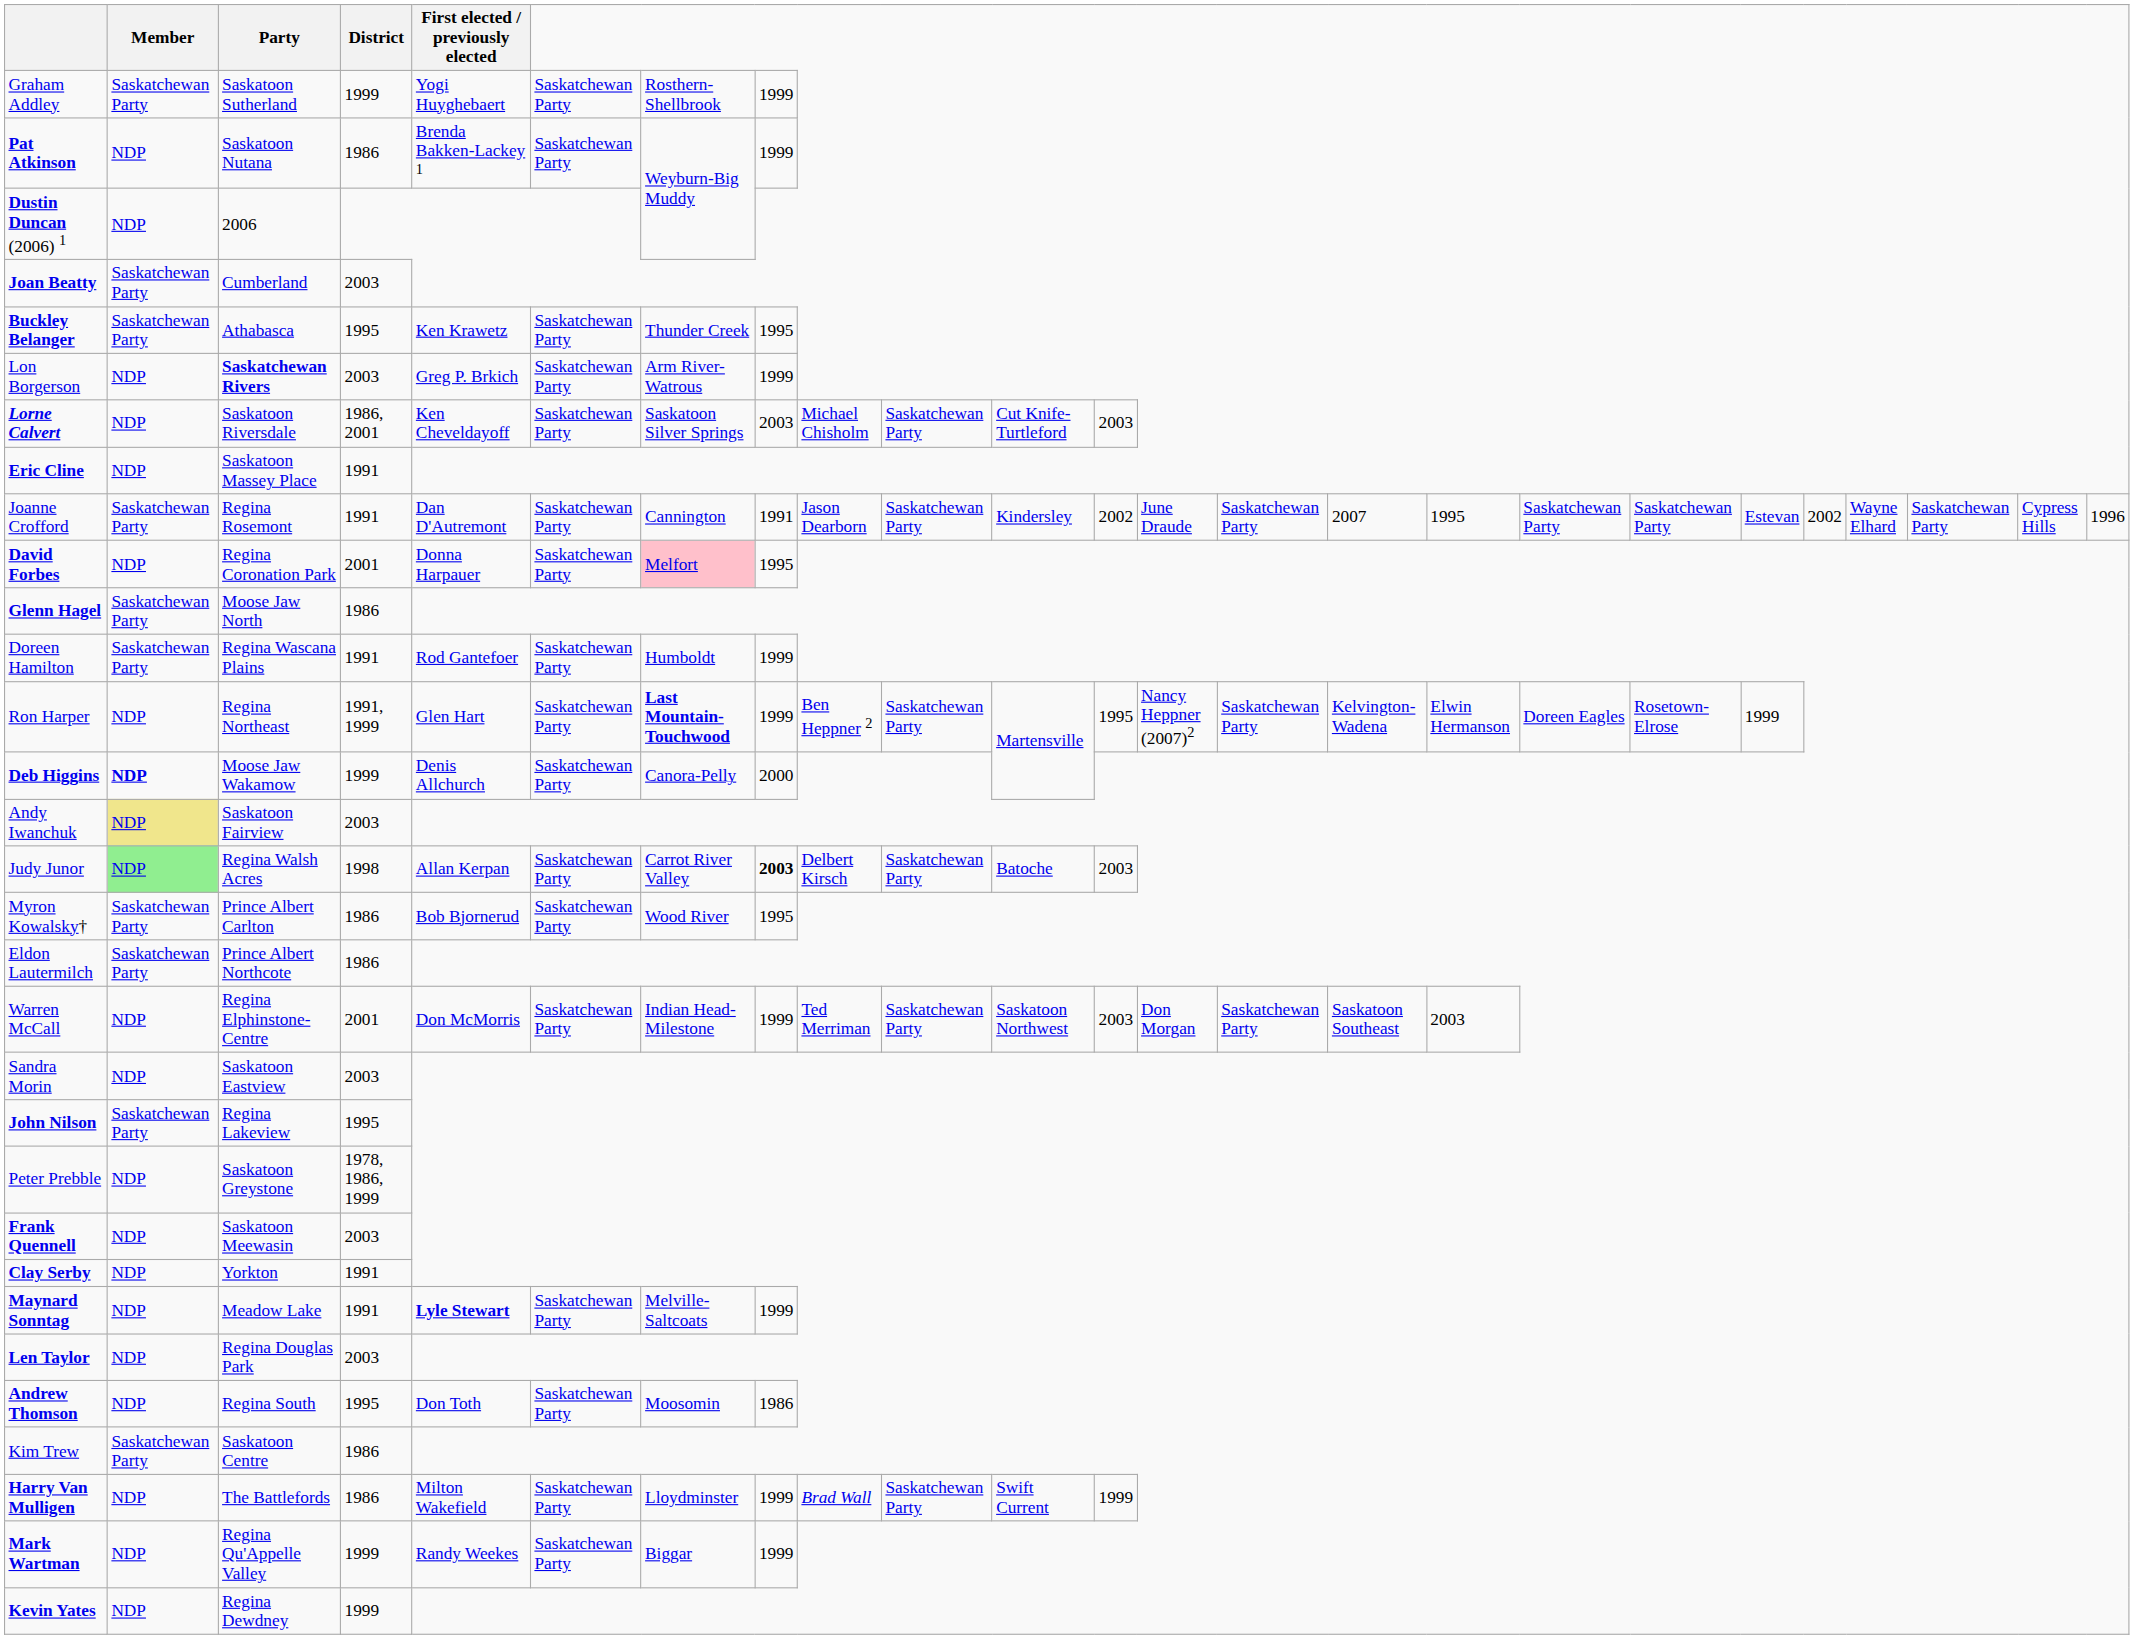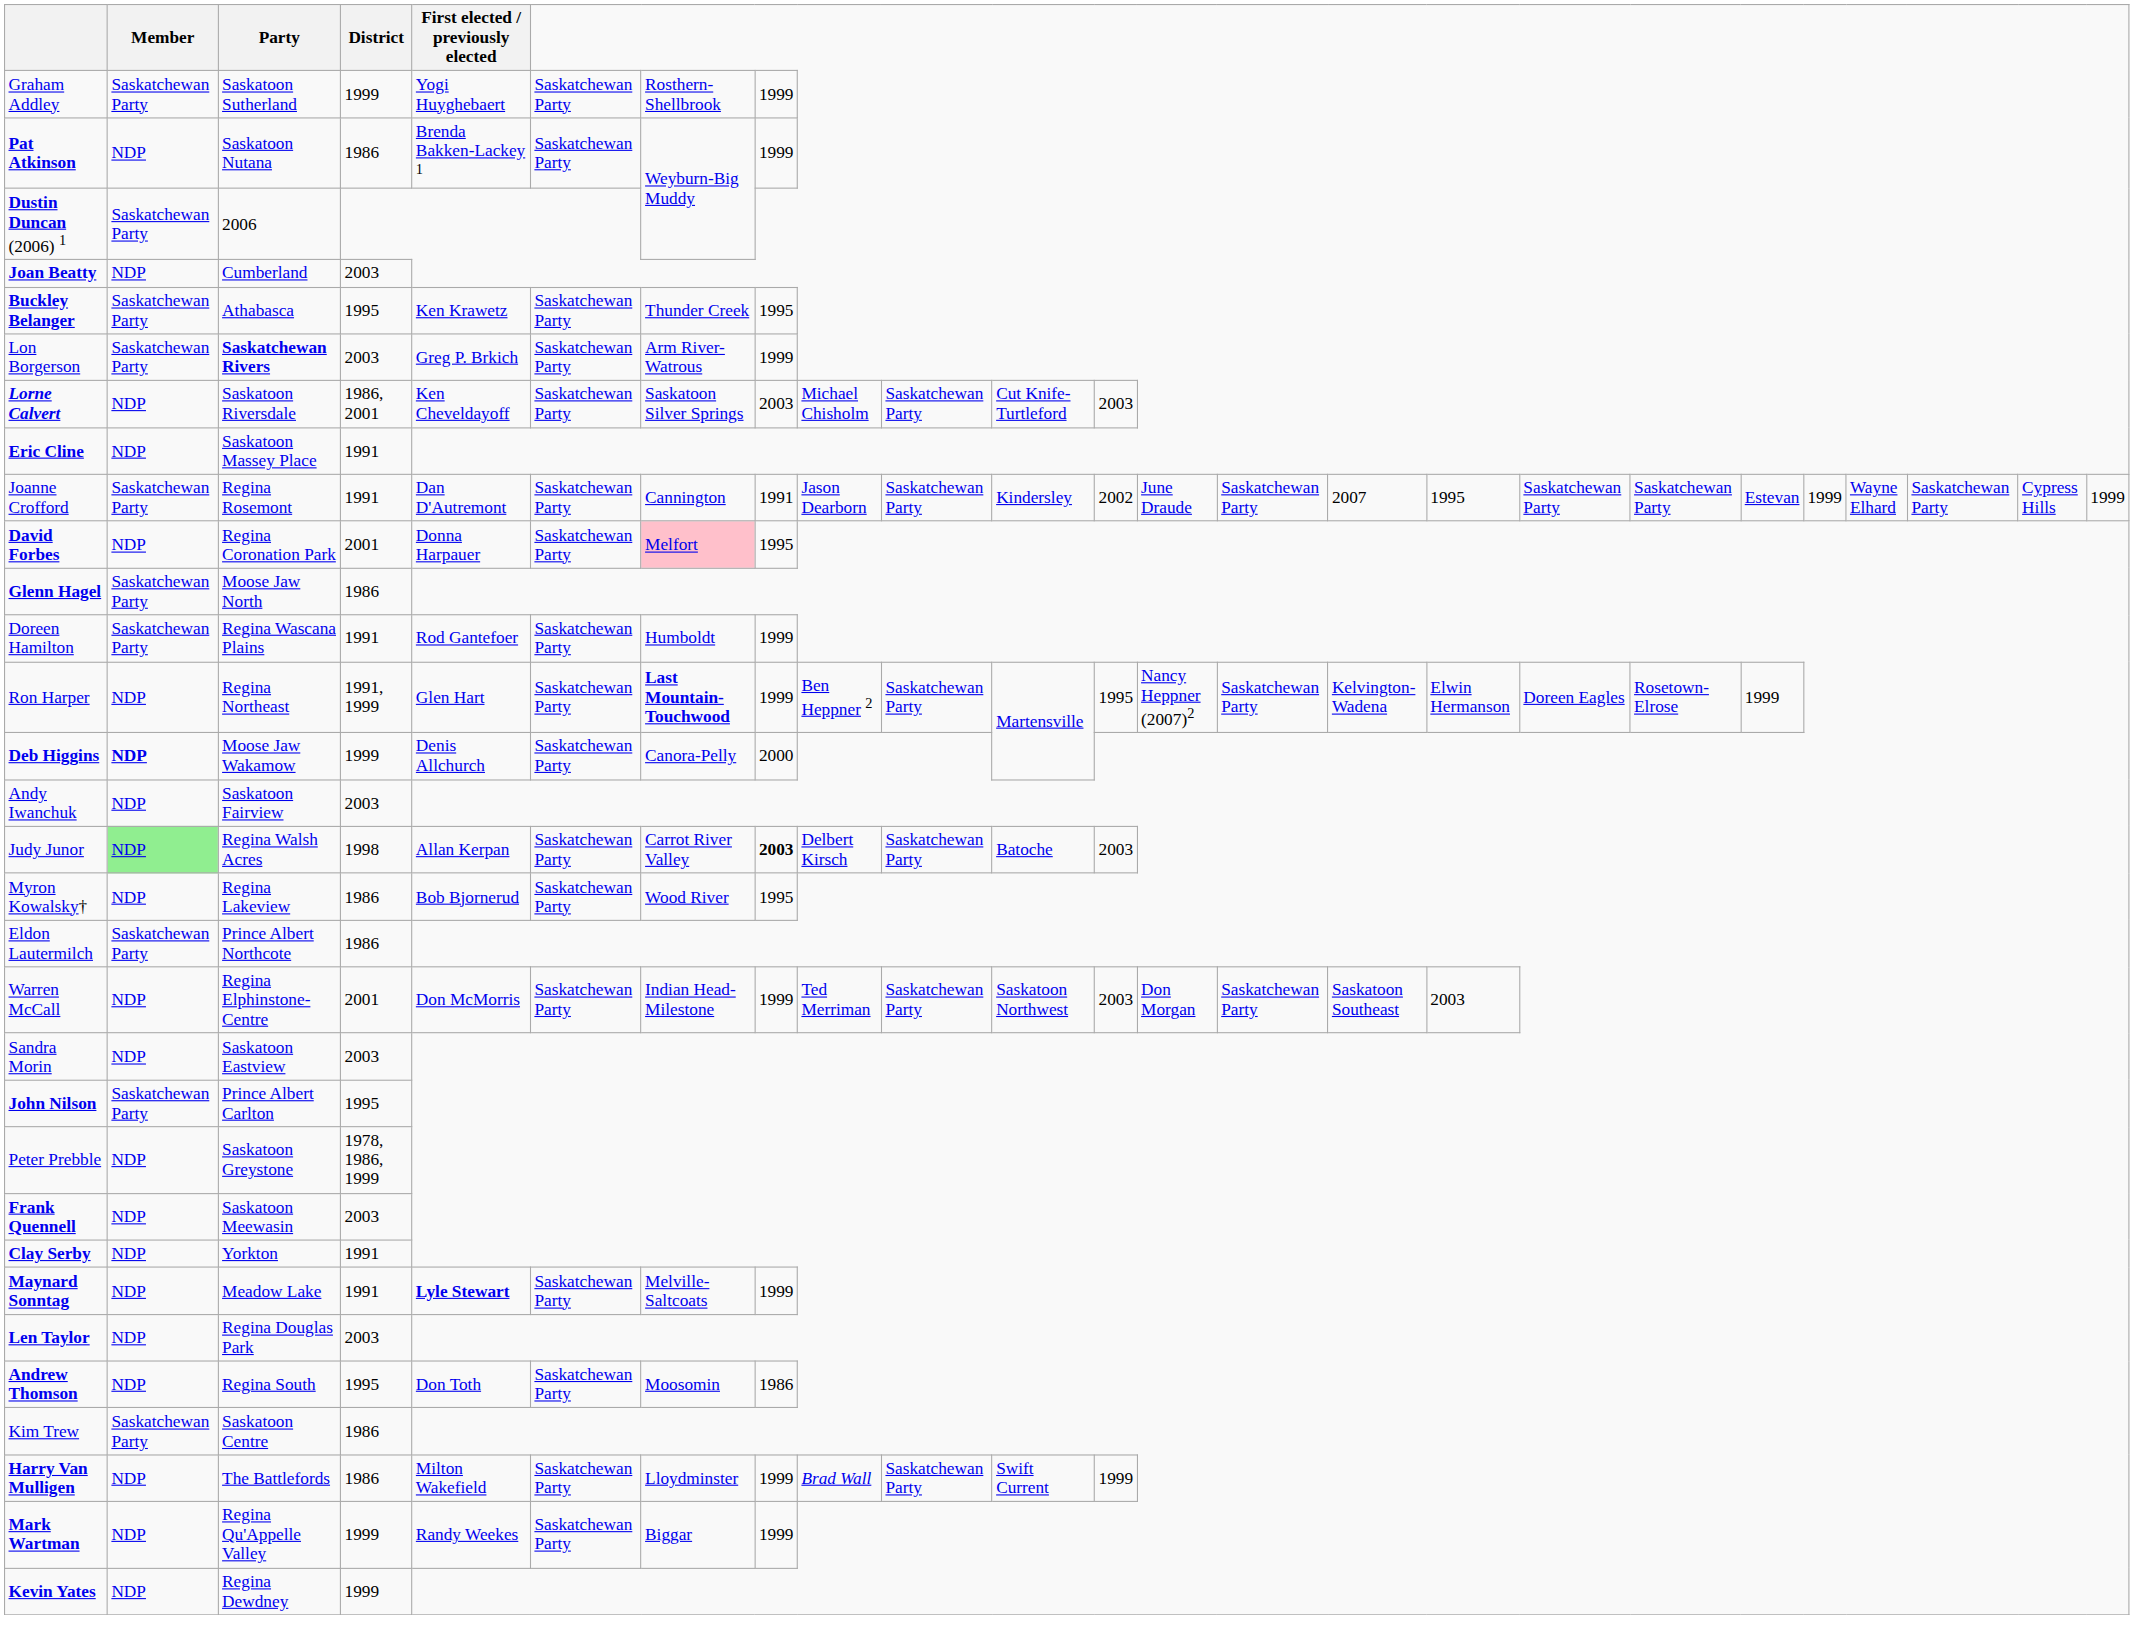(129, 224) NDP -> (160, 224) Saskatchewan Party
(160, 282) Saskatchewan Party -> (129, 273) NDP
(129, 376) NDP -> (160, 357) Saskatchewan Party
(1825, 517) 2002 -> (1825, 497) 1999
(2108, 517) 1996 -> (2108, 497) 1999
(129, 822) khaki background -> (129, 802) no background
(160, 916) Saskatchewan Party -> (129, 896) NDP
(268, 916) Prince Albert Carlton -> (256, 896) Regina Lakeview
(256, 1122) Regina Lakeview -> (268, 1103) Prince Albert Carlton
